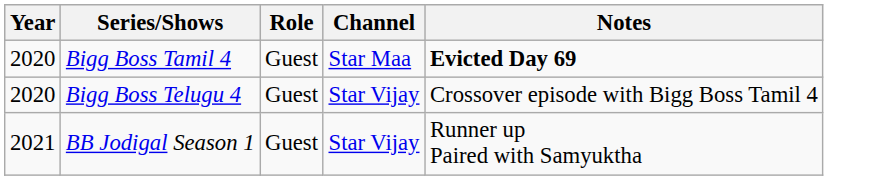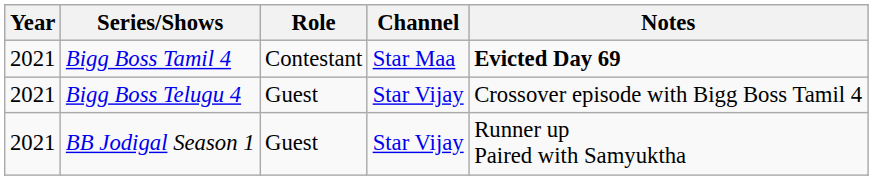(33, 58) 2020 -> (33, 58) 2021
(292, 58) Guest -> (314, 58) Contestant
(33, 94) 2020 -> (33, 94) 2021
